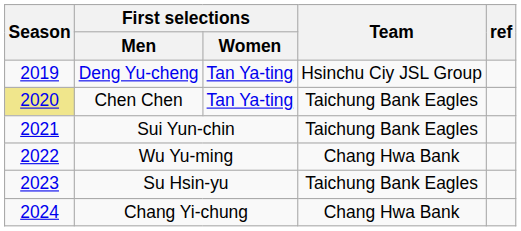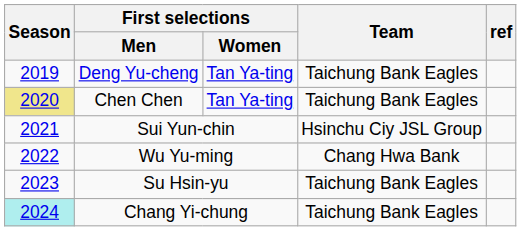(392, 73) Hsinchu Ciy JSL Group -> (392, 73) Taichung Bank Eagles
(392, 128) Taichung Bank Eagles -> (392, 128) Hsinchu Ciy JSL Group
(40, 211) no background -> (40, 211) paleturquoise background
(392, 211) Chang Hwa Bank -> (392, 211) Taichung Bank Eagles
